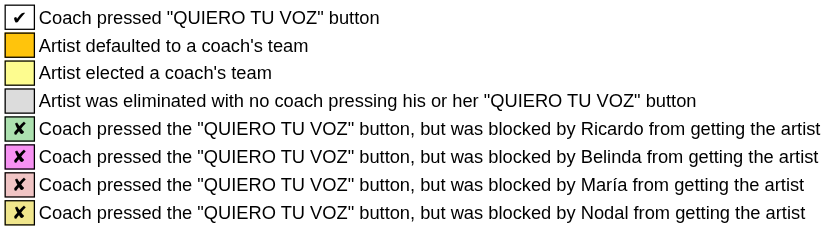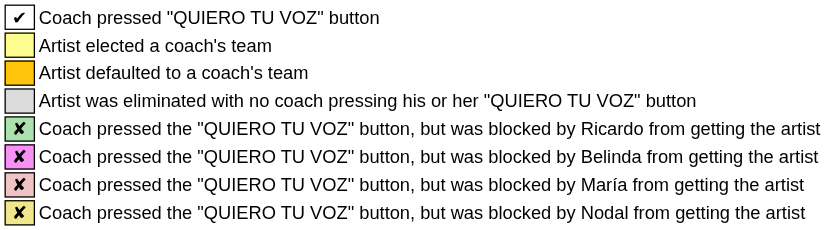rows swapped: (174, 45) <-> (155, 73)
